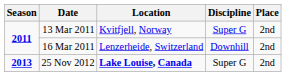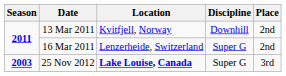(229, 29) Super G -> (229, 29) Downhill
(229, 46) Downhill -> (229, 46) Super G
(22, 63) 2013 -> (22, 63) 2003
(267, 63) 2nd -> (267, 63) 3rd
